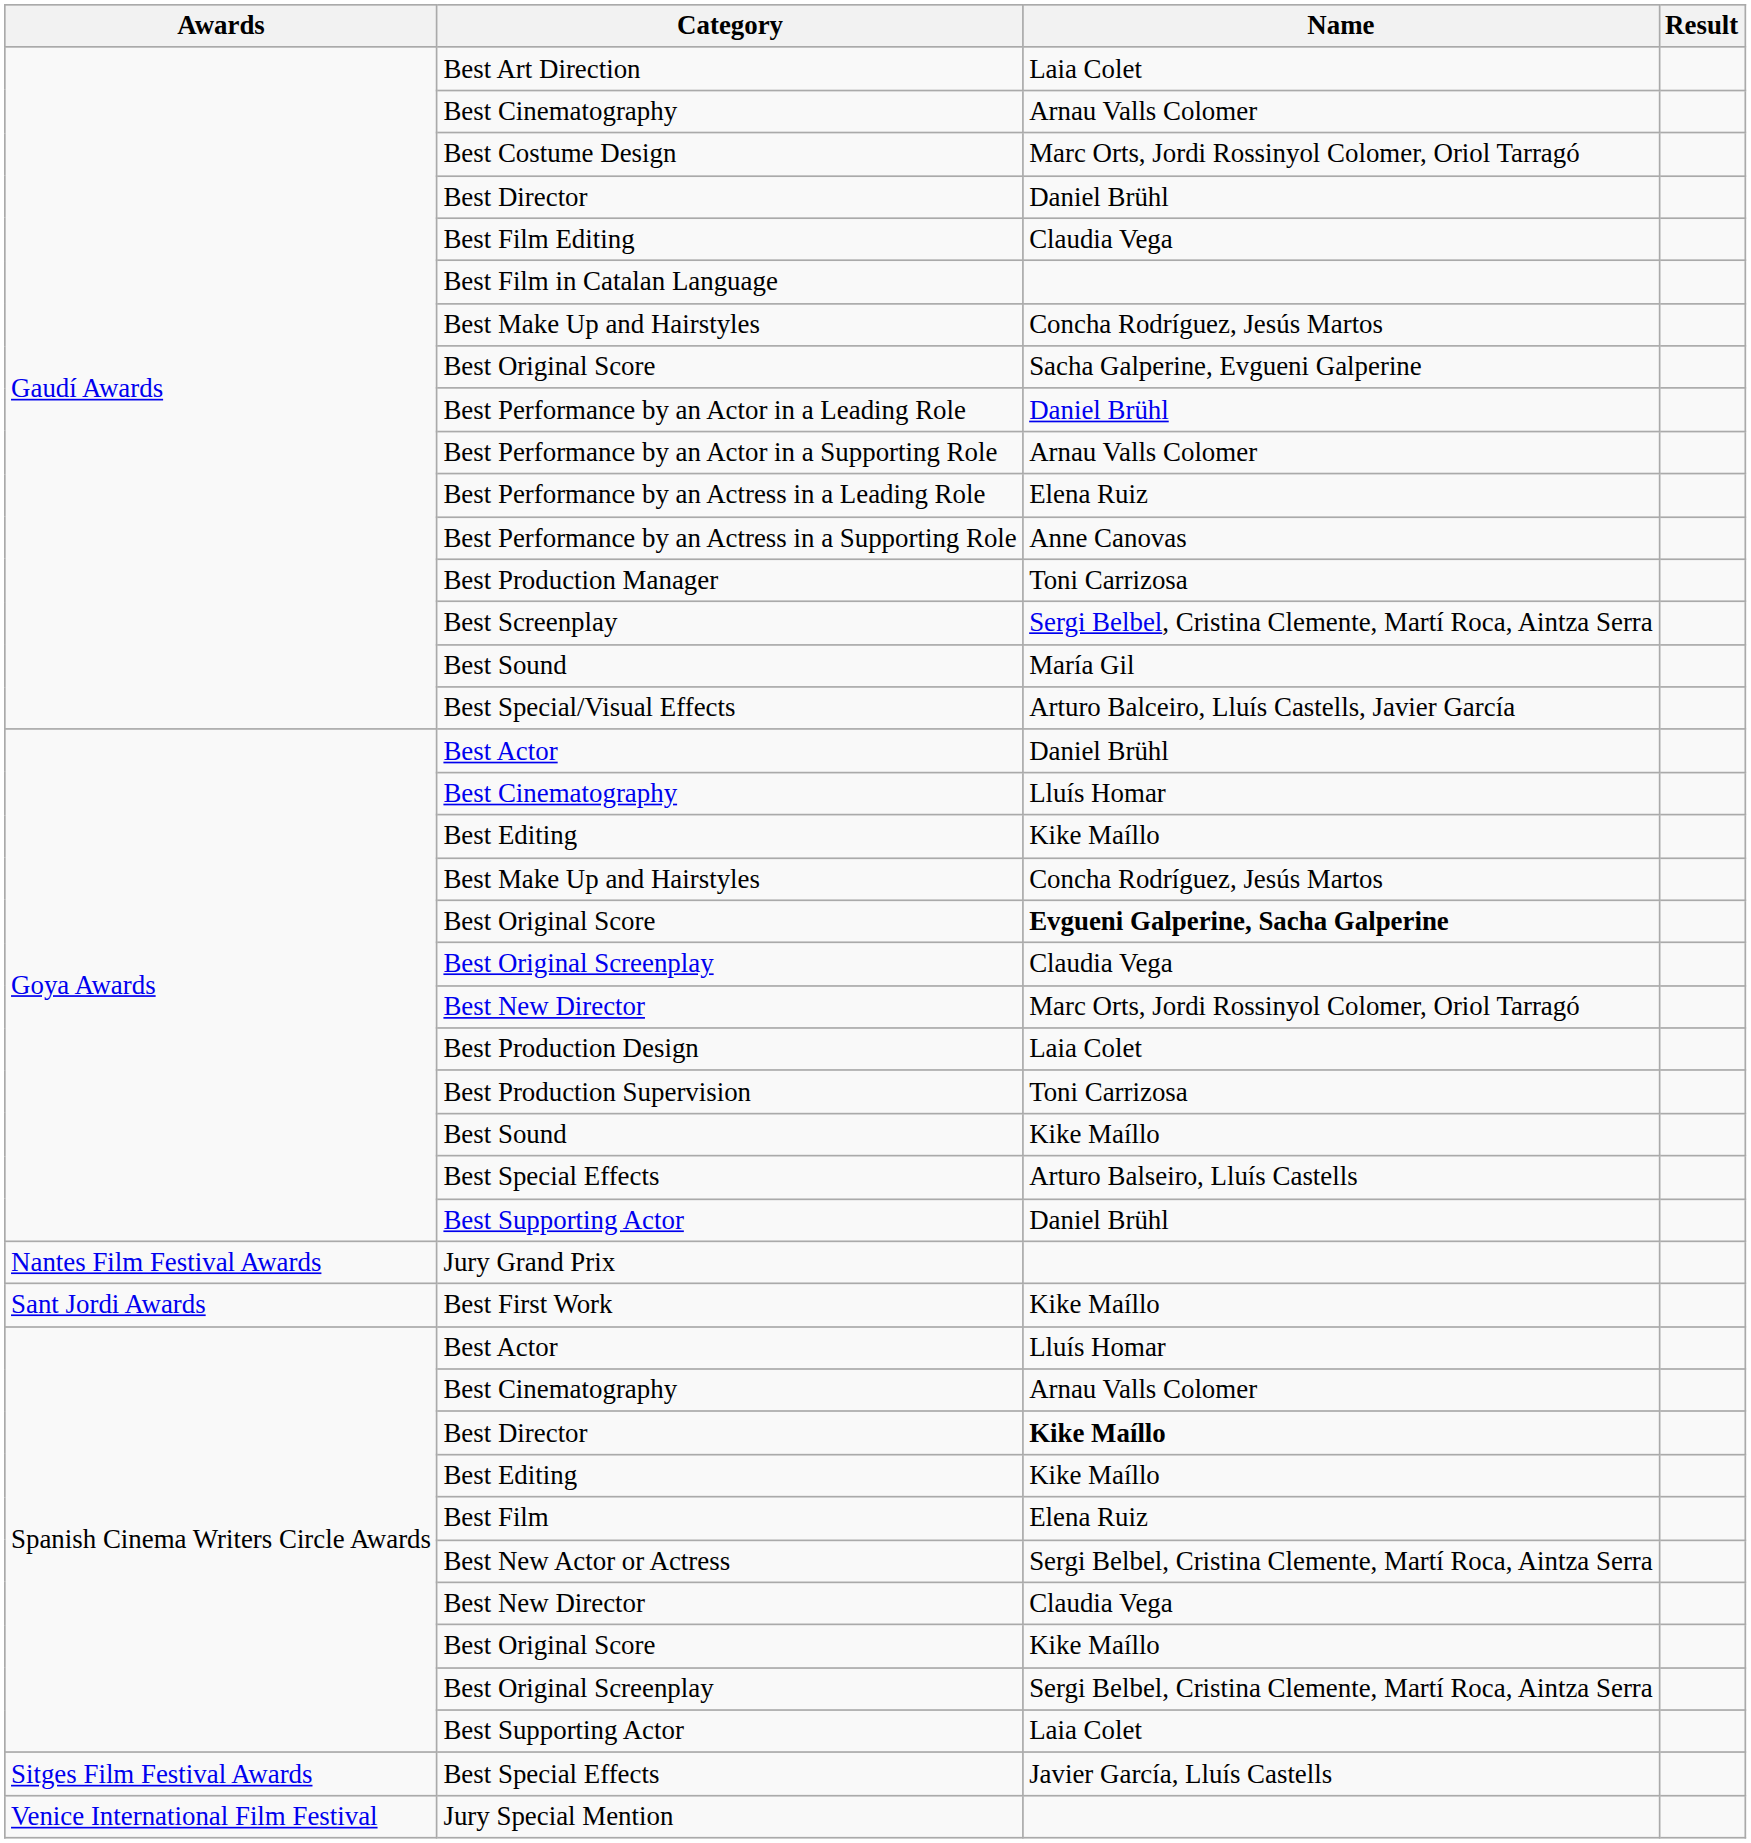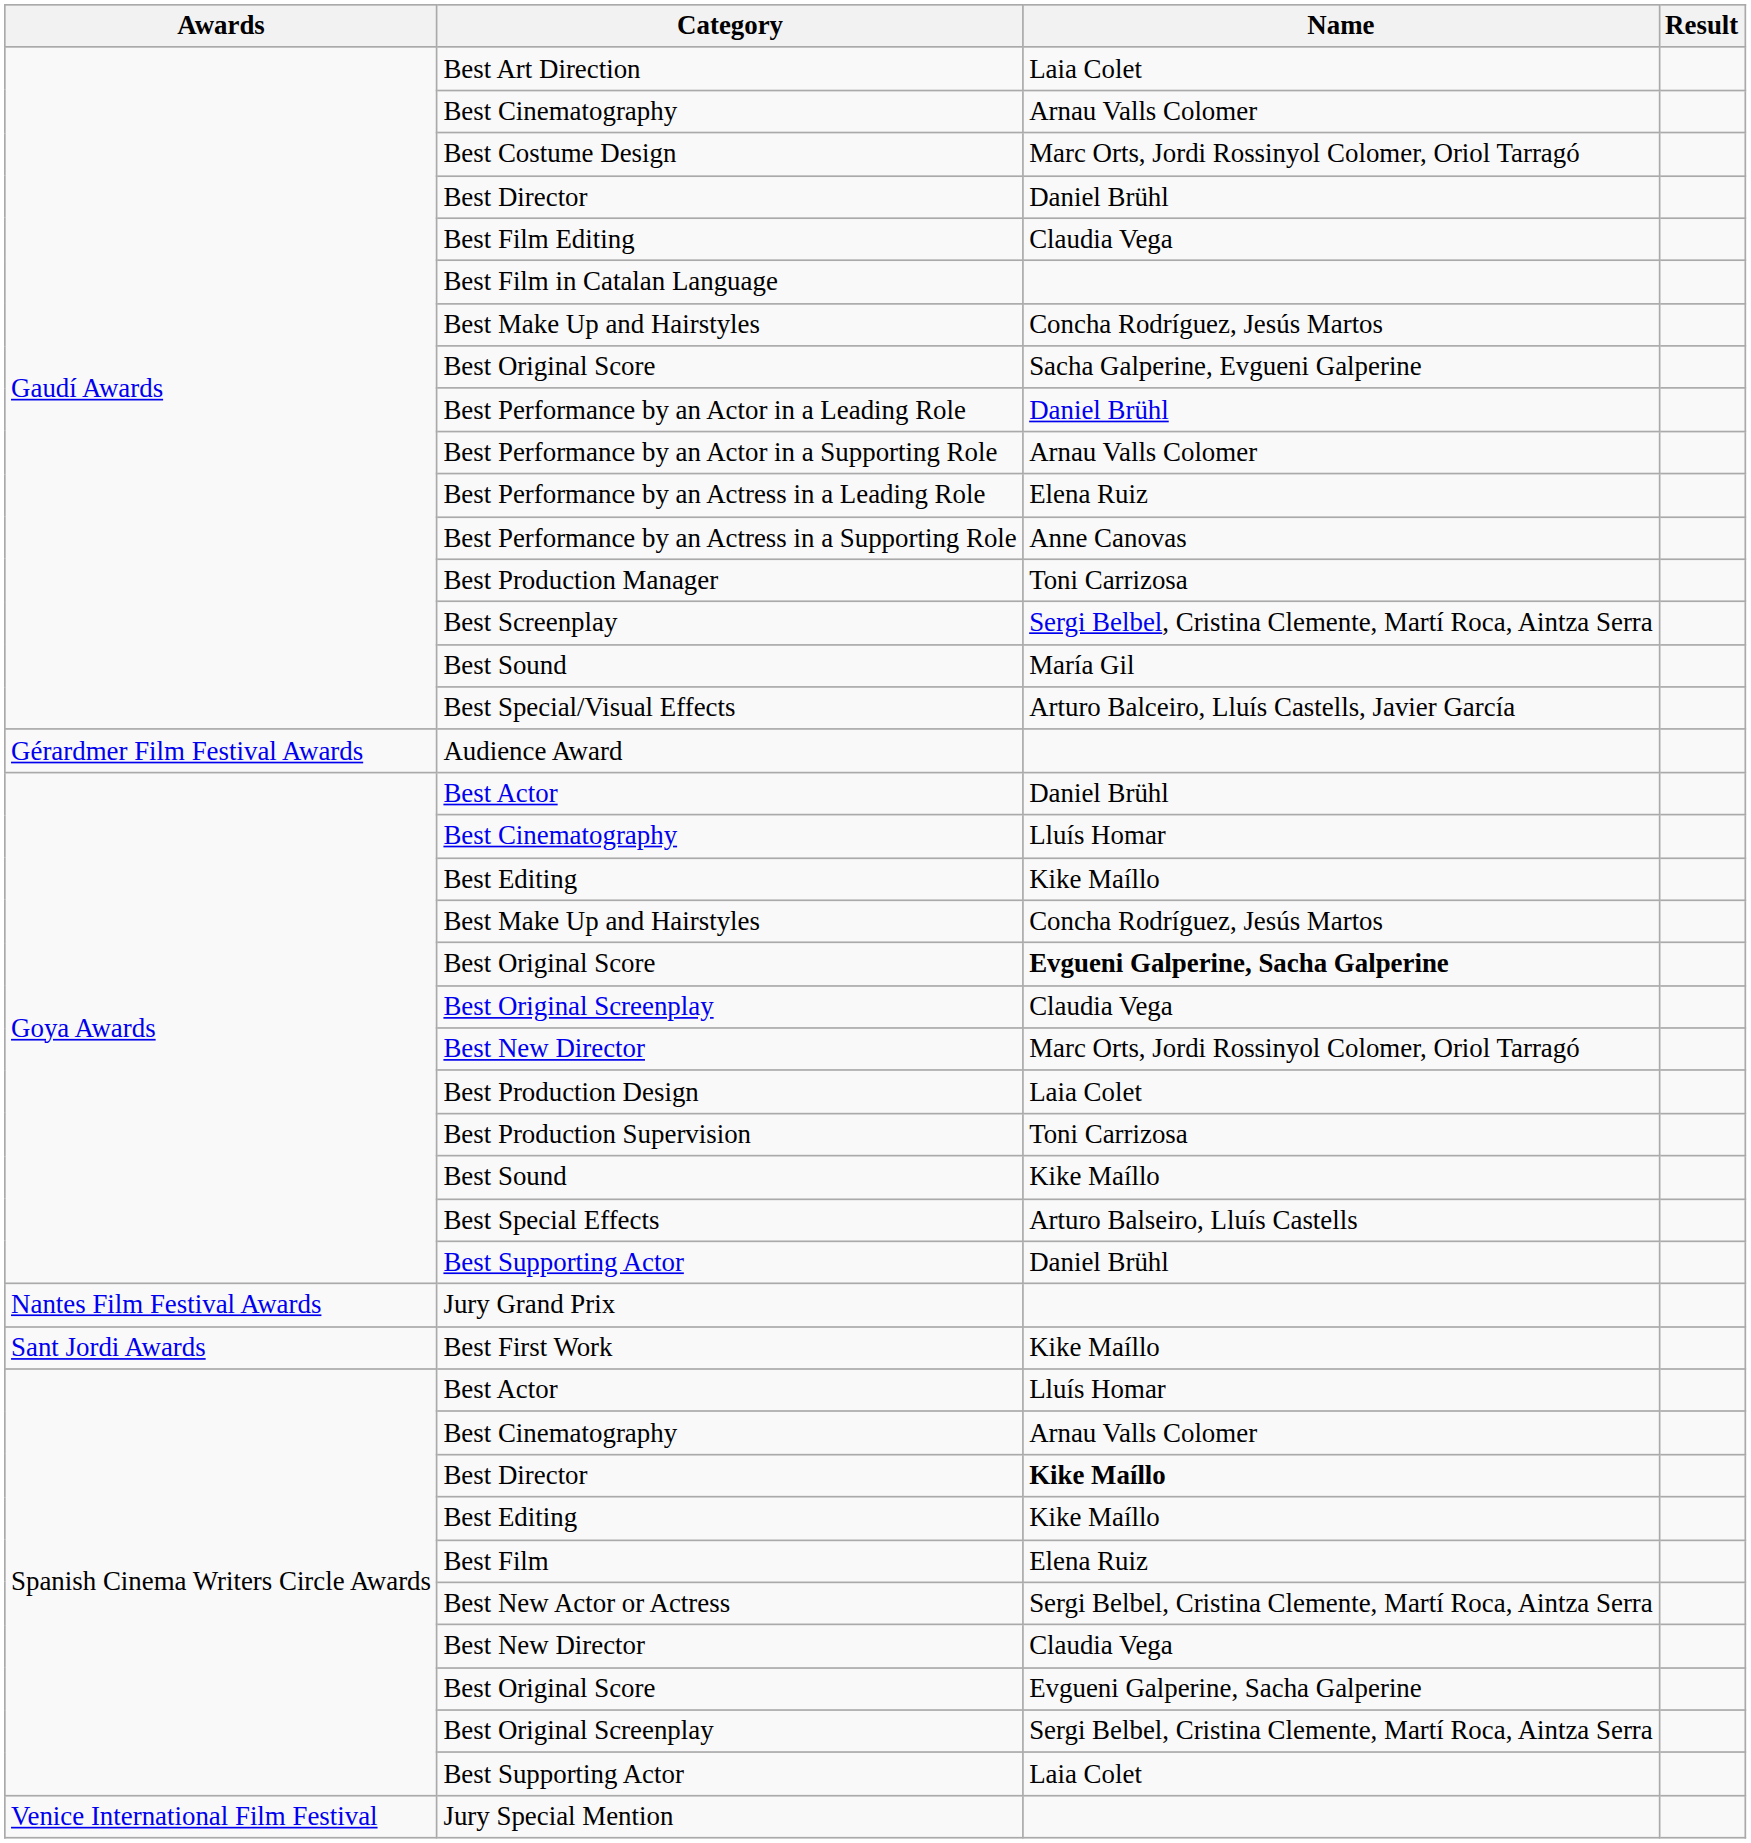+ row: (187, 750)
(1094, 1645) Kike Maíllo -> (1225, 1688) Evgueni Galperine, Sacha Galperine
- row: (162, 1773)
